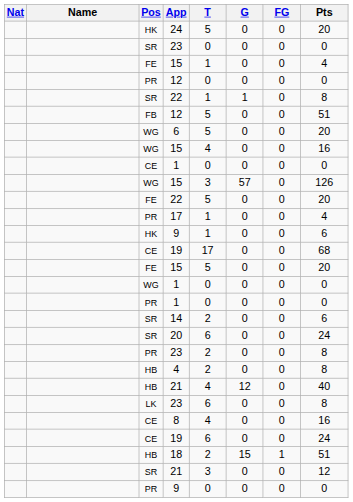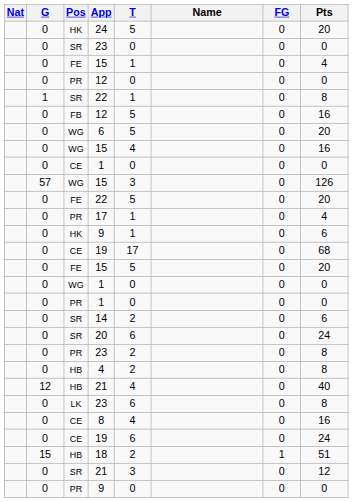columns swapped: (83, 13) <-> (245, 13)
(324, 115) 51 -> (324, 115) 16
